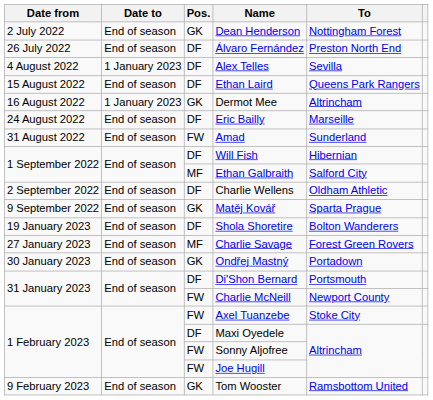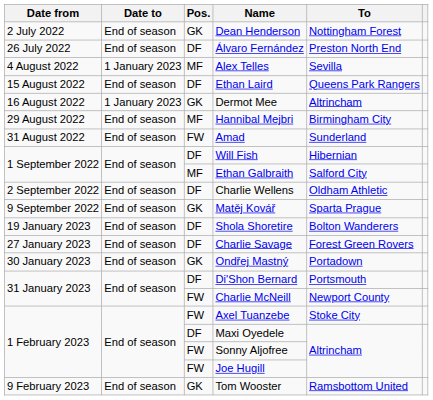(194, 66) DF -> (195, 66) MF
- row: (240, 119)
+ row: (254, 119)
(195, 244) MF -> (194, 244) DF
